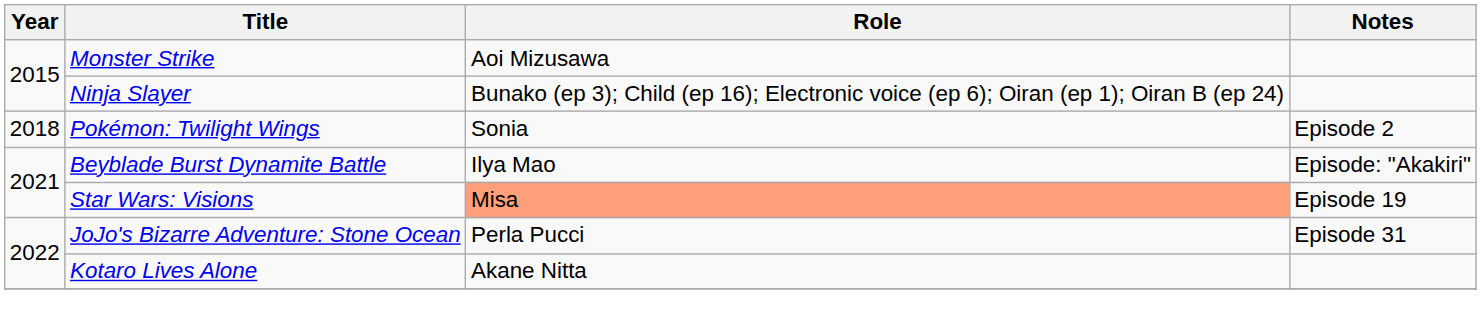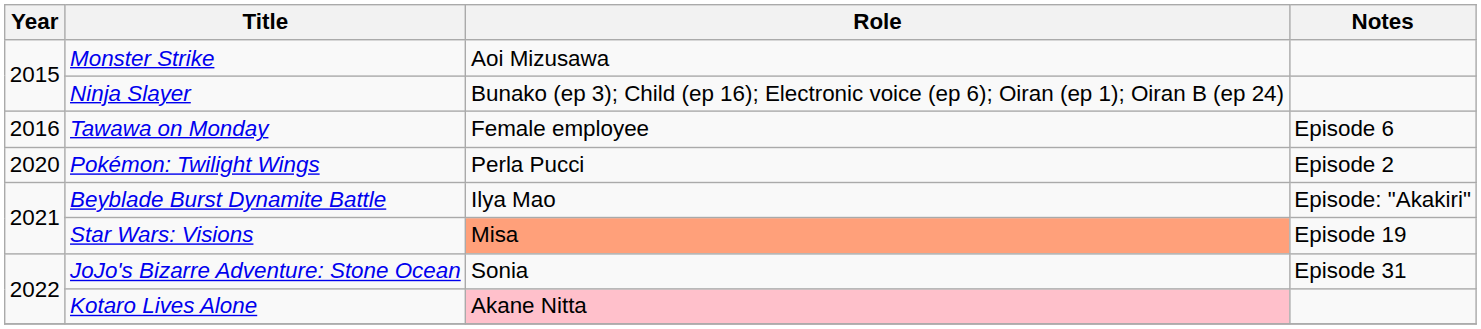+ row: (169, 128)
(35, 128) 2018 -> (35, 164) 2020
(500, 128) Sonia -> (528, 164) Perla Pucci
(528, 235) Perla Pucci -> (500, 270) Sonia
(529, 270) no background -> (529, 306) pink background
